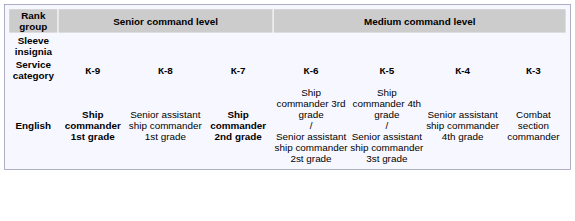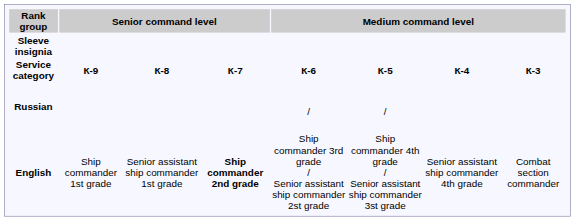+ row: (33, 106)
(93, 125) bold -> (91, 172) normal
